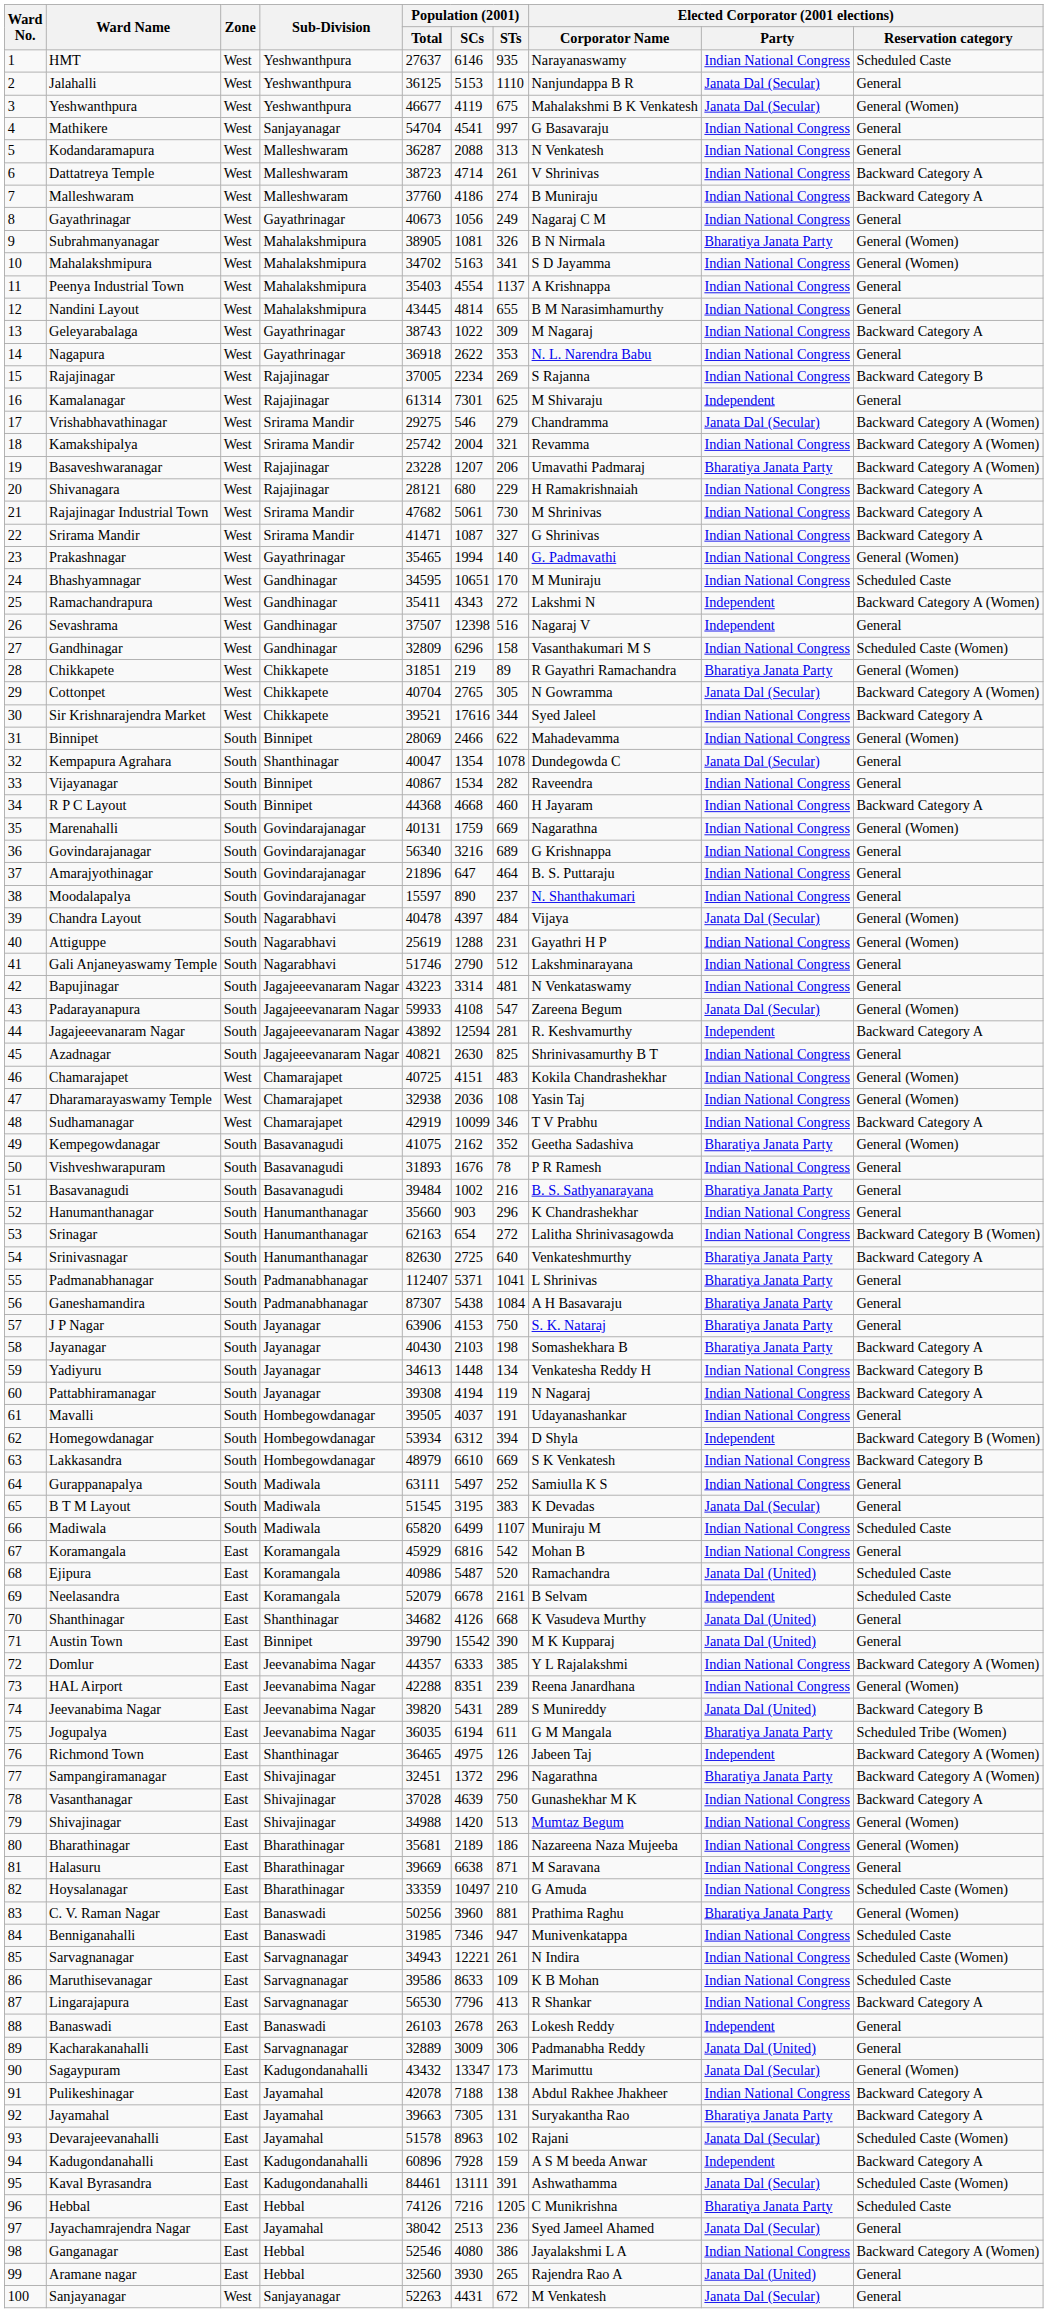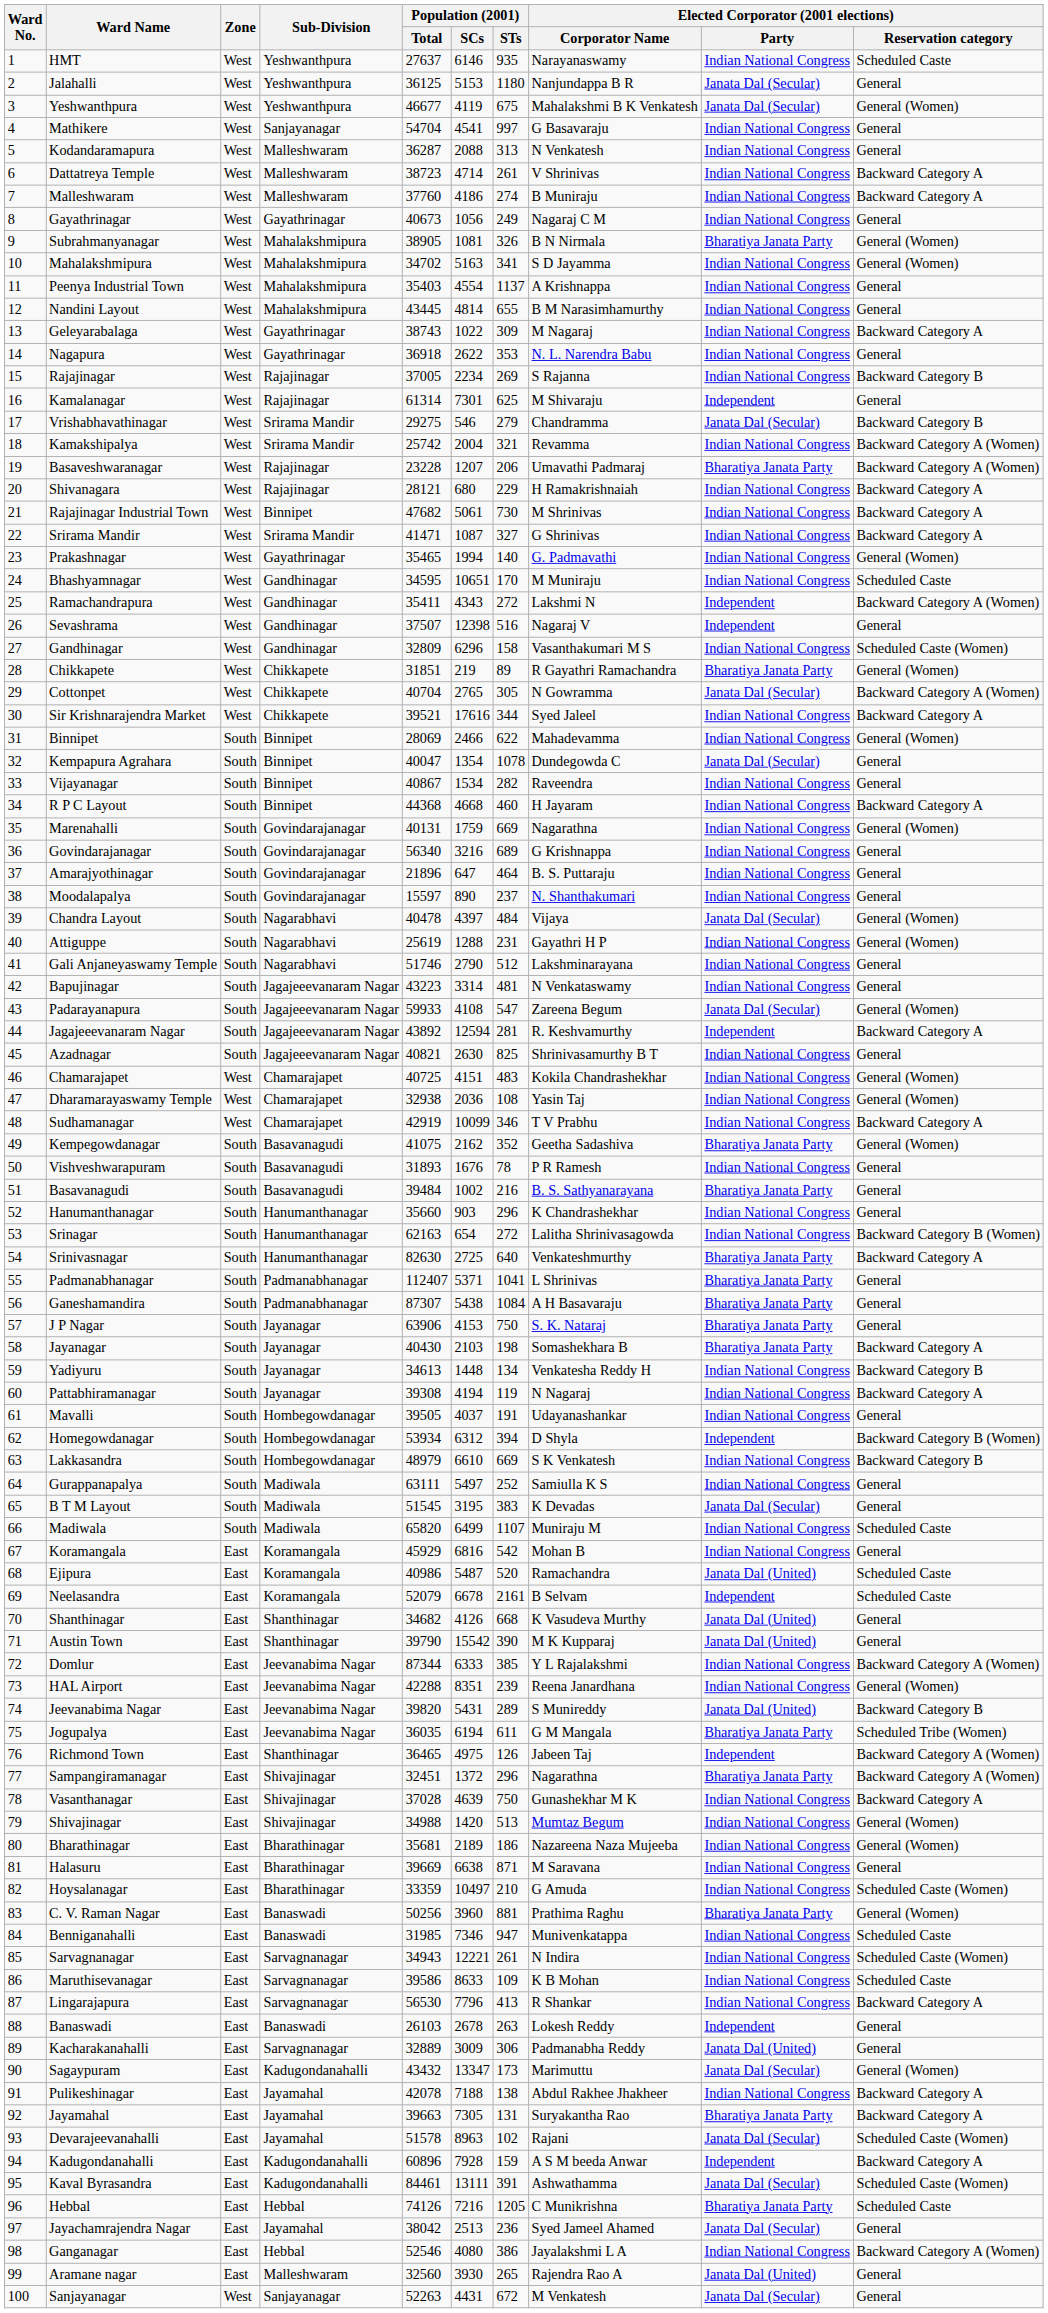(510, 83) 1110 -> (511, 83) 1180
(948, 422) Backward Category A (Women) -> (920, 422) Backward Category B
(309, 512) Srirama Mandir -> (288, 512) Binnipet
(301, 761) Shanthinagar -> (288, 761) Binnipet
(288, 1641) Binnipet -> (301, 1641) Shanthinagar
(423, 1664) 44357 -> (423, 1664) 87344
(284, 2274) Hebbal -> (306, 2274) Malleshwaram
